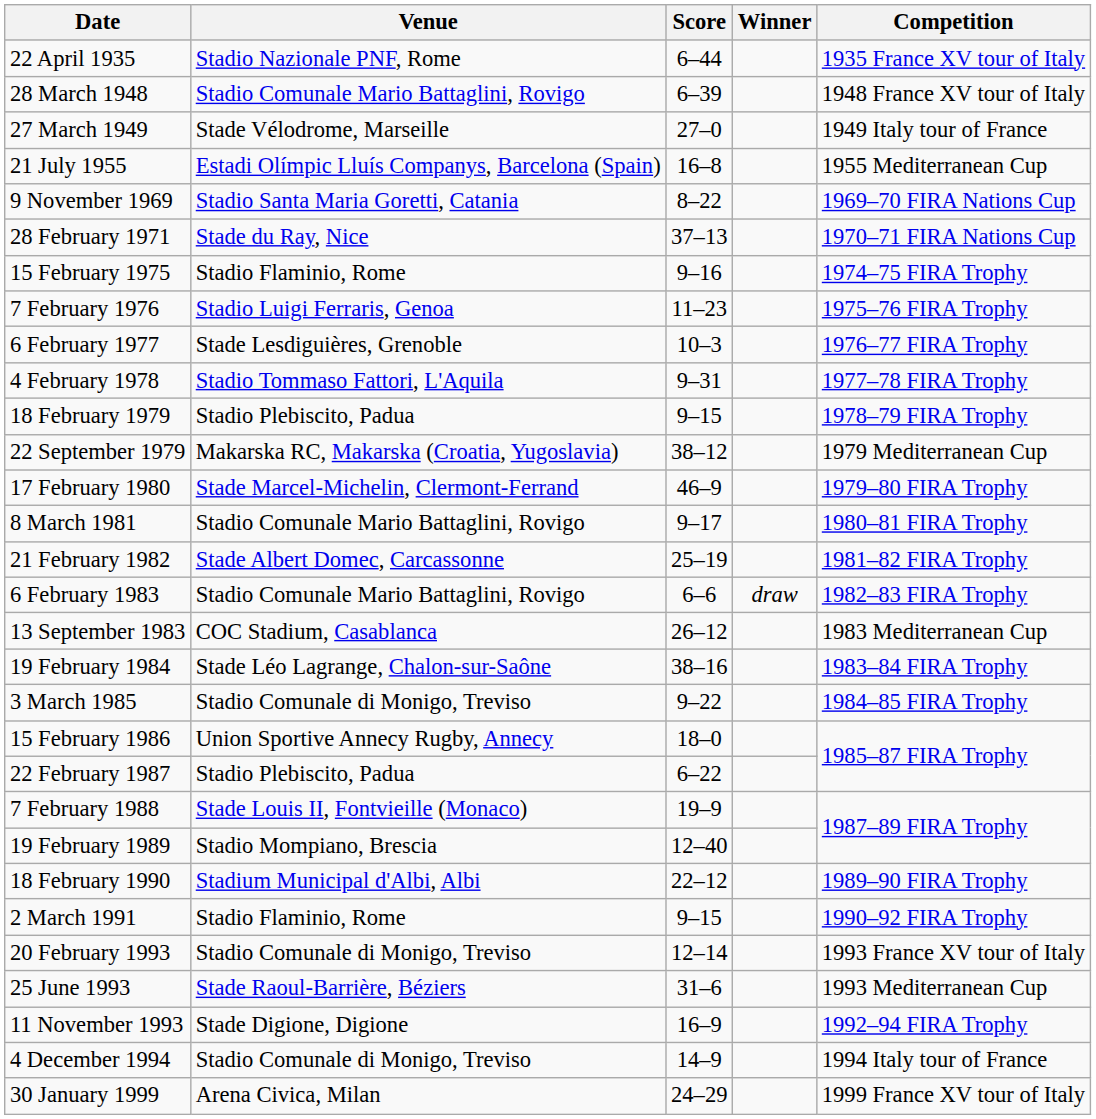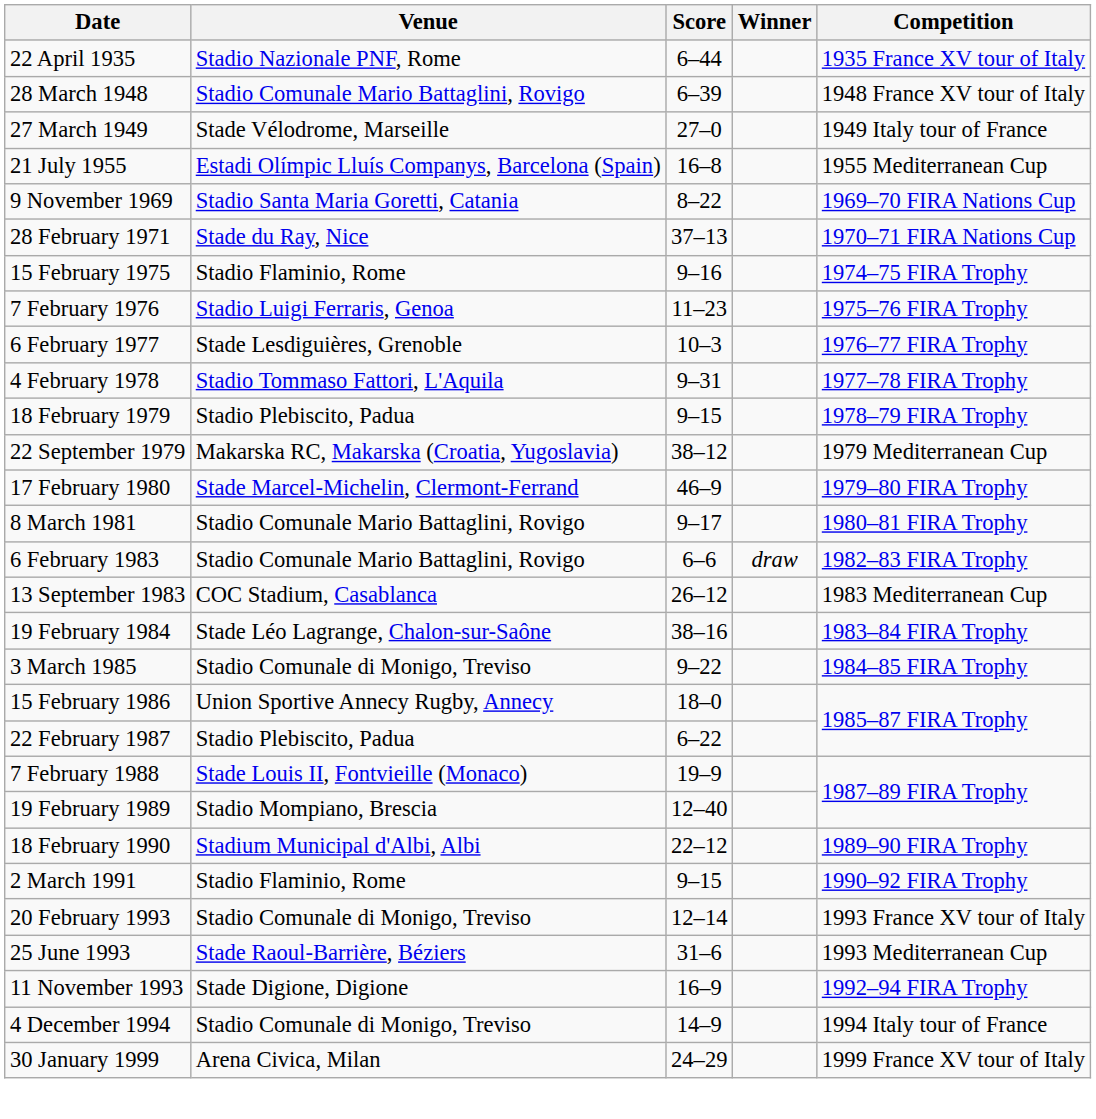- row: (90, 559)
